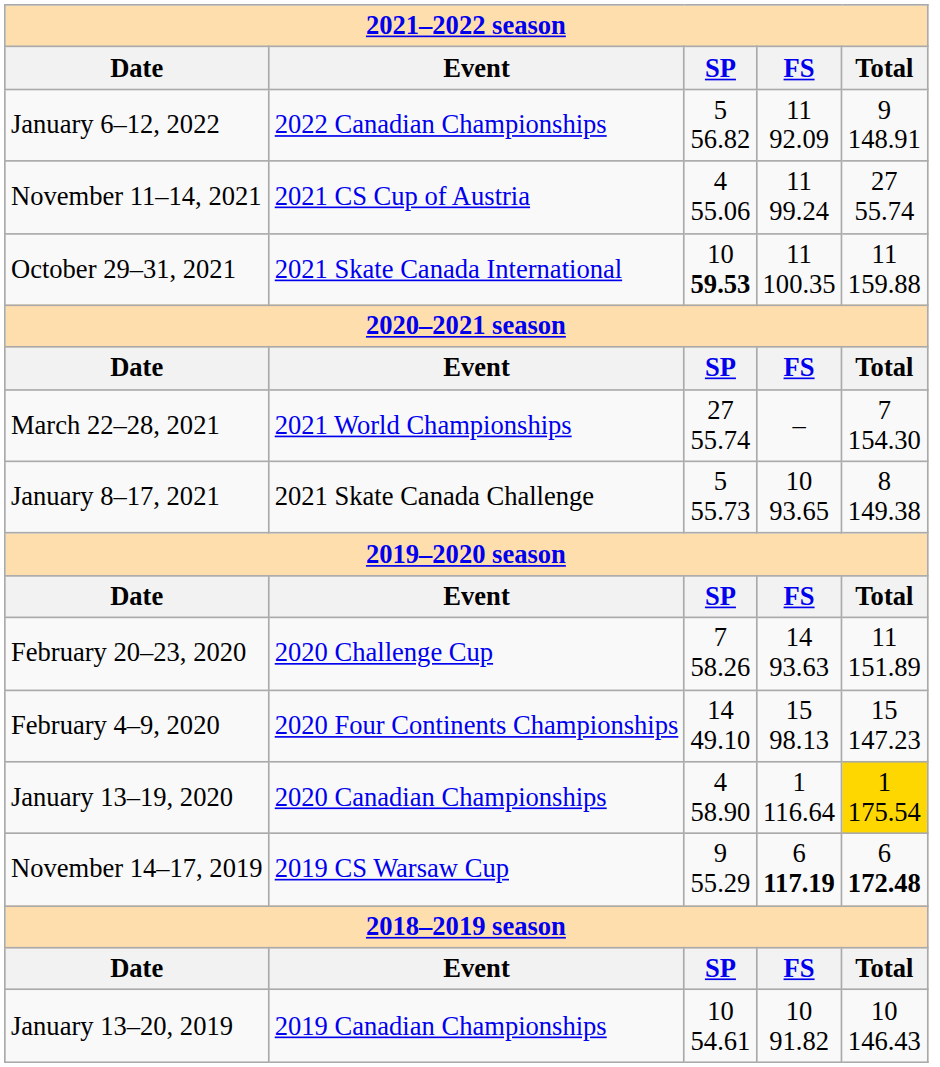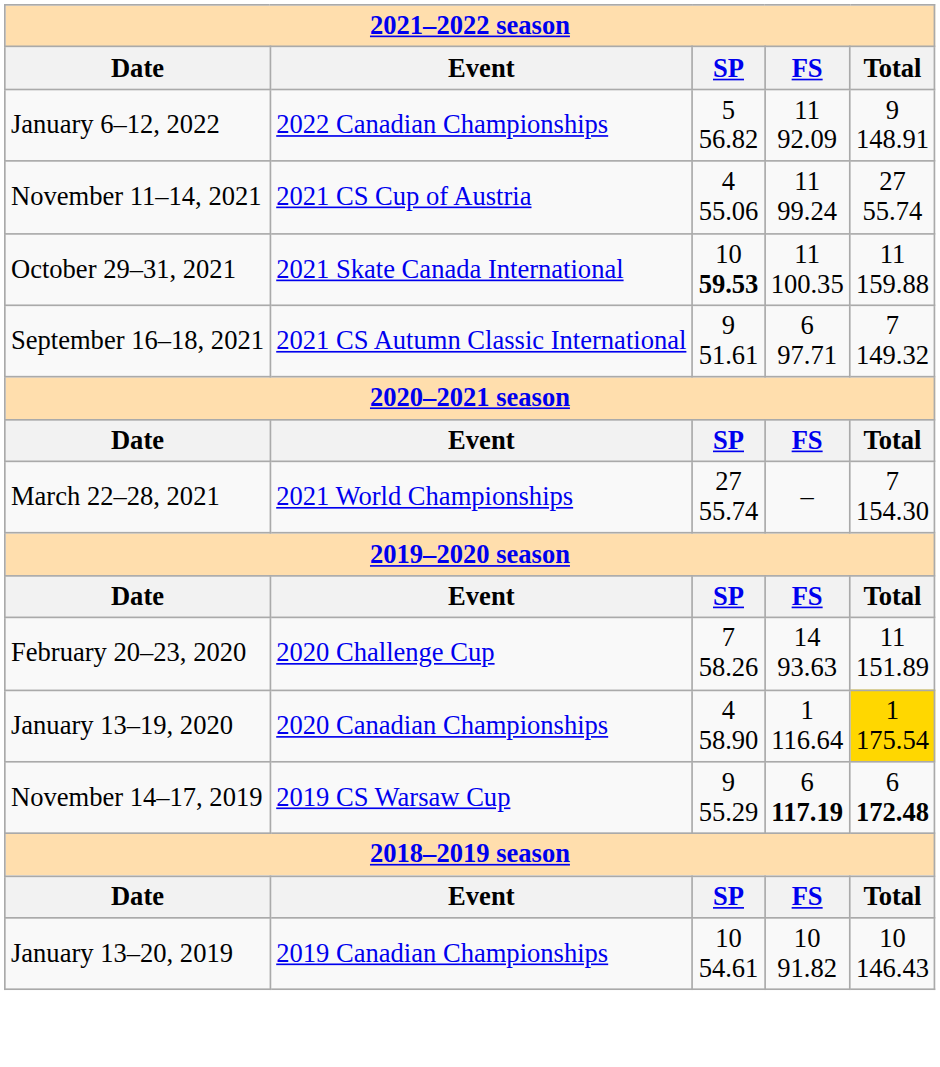+ row: (137, 340)
- row: (115, 497)
- row: (115, 725)
